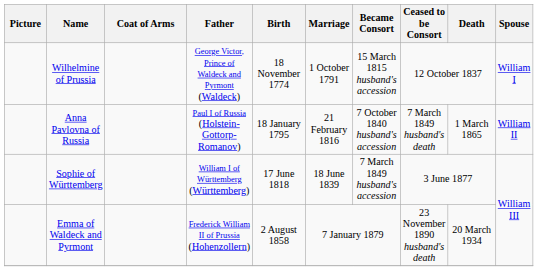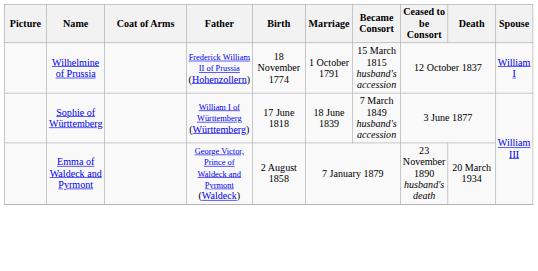(219, 74) George Victor, Prince of Waldeck and Pyrmont (Waldeck) -> (219, 68) Frederick William II of Prussia (Hohenzollern)
- row: (76, 129)
(219, 235) Frederick William II of Prussia (Hohenzollern) -> (219, 174) George Victor, Prince of Waldeck and Pyrmont (Waldeck)
